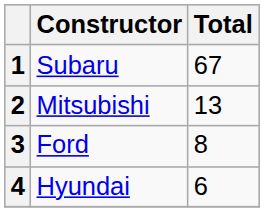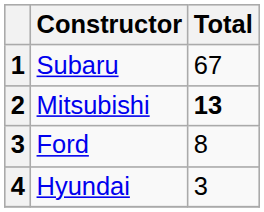(208, 105) normal -> (208, 105) bold
(201, 186) 6 -> (201, 186) 3
